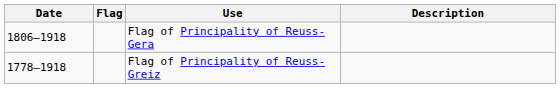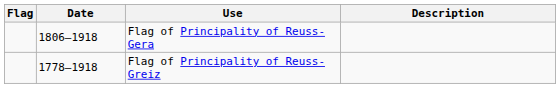columns swapped: (109, 13) <-> (49, 13)
